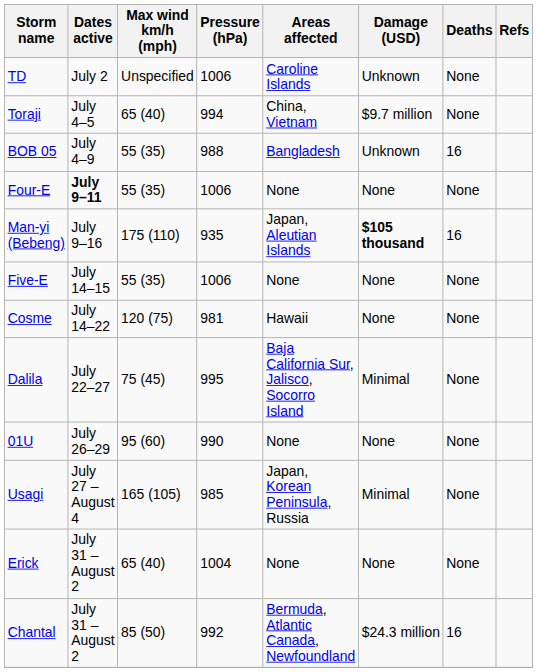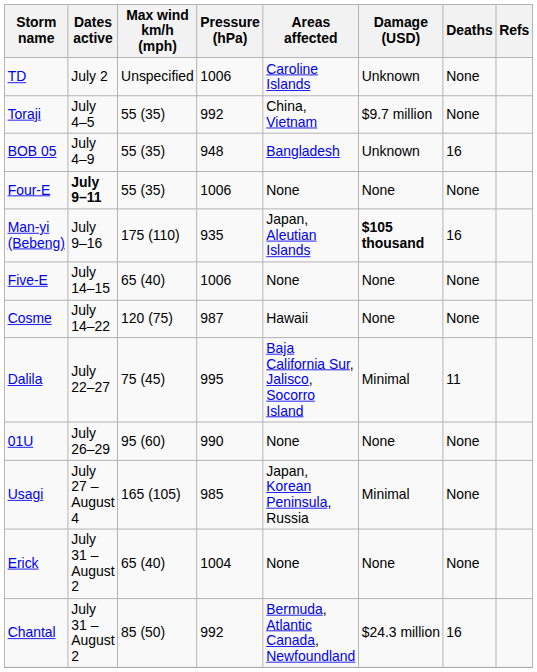(143, 114) 65 (40) -> (143, 114) 55 (35)
(212, 114) 994 -> (212, 114) 992
(212, 152) 988 -> (212, 152) 948
(143, 281) 55 (35) -> (143, 281) 65 (40)
(212, 318) 981 -> (212, 318) 987
(463, 380) None -> (454, 380) 11
